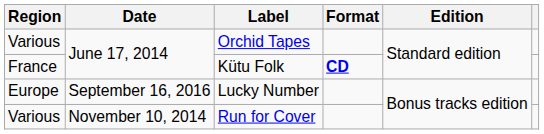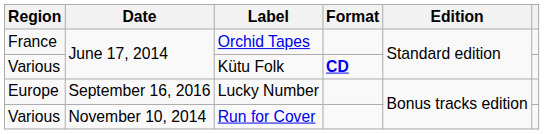(34, 41) Various -> (33, 41) France
(33, 66) France -> (34, 66) Various
